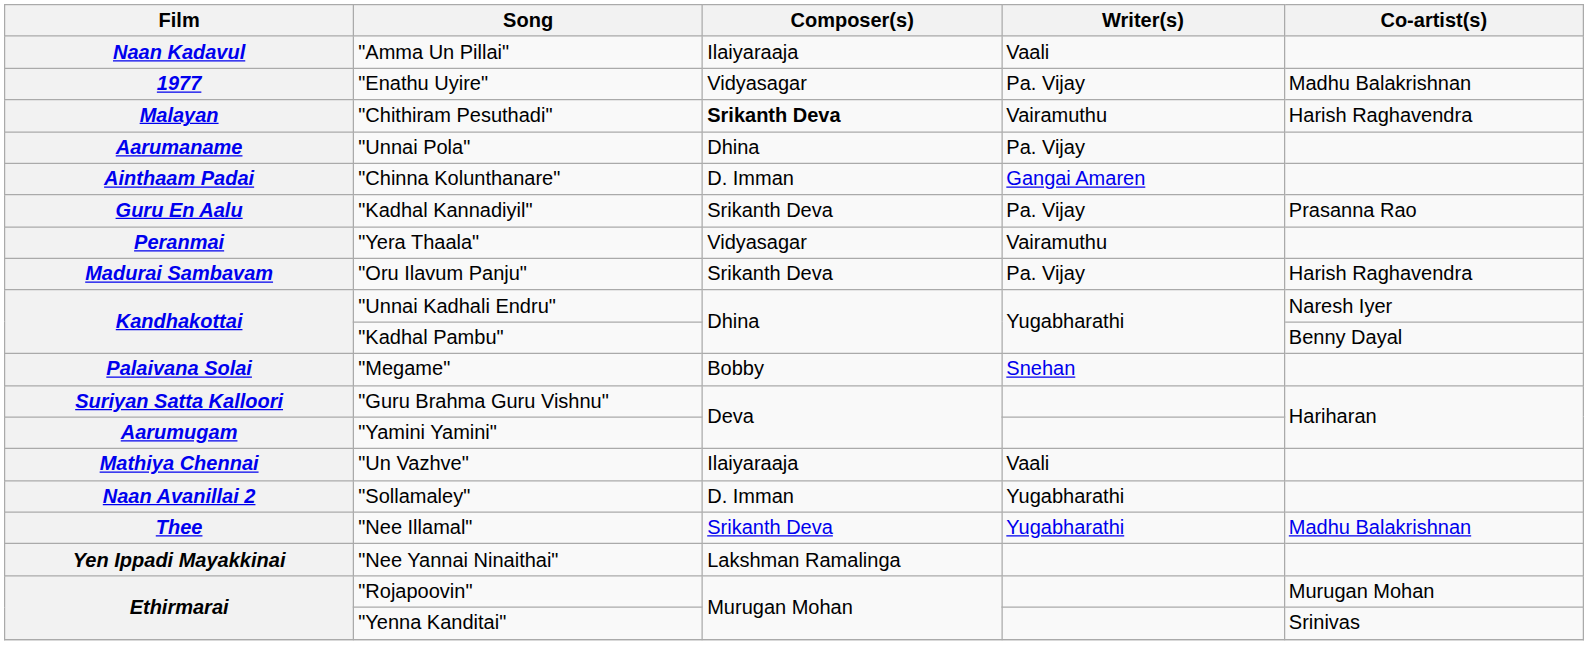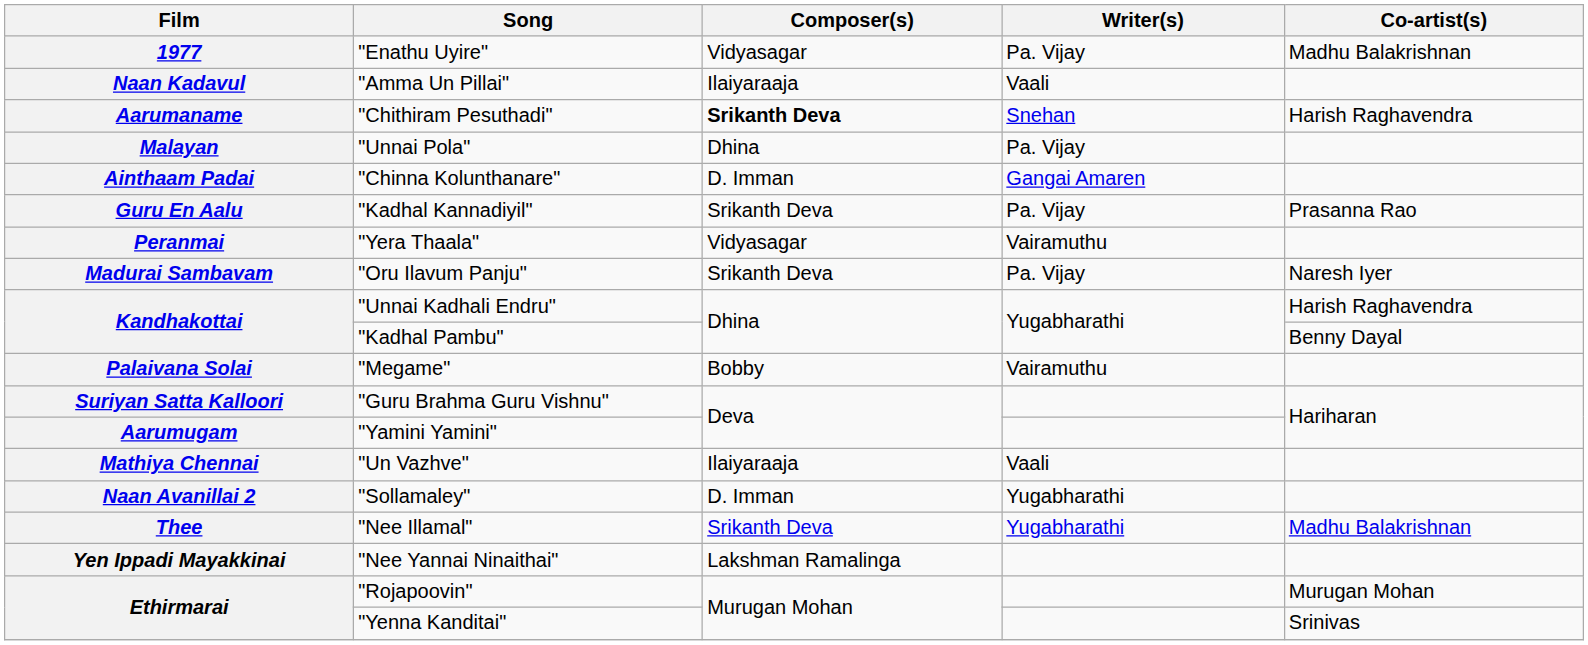rows swapped: (434, 52) <-> (423, 83)
(179, 115) Malayan -> (179, 115) Aarumaname
(1057, 115) Vairamuthu -> (1041, 115) Snehan
(179, 147) Aarumaname -> (179, 147) Malayan
(1381, 274) Harish Raghavendra -> (1341, 274) Naresh Iyer
(1341, 305) Naresh Iyer -> (1381, 305) Harish Raghavendra
(1041, 369) Snehan -> (1057, 369) Vairamuthu
